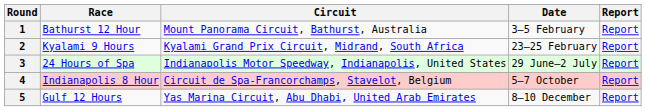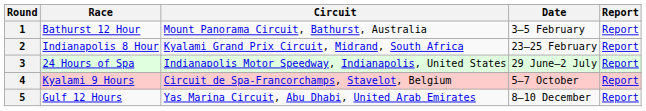(88, 47) Kyalami 9 Hours -> (101, 47) Indianapolis 8 Hour
(101, 81) Indianapolis 8 Hour -> (88, 81) Kyalami 9 Hours
